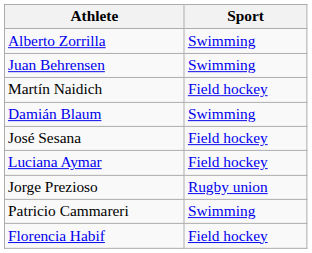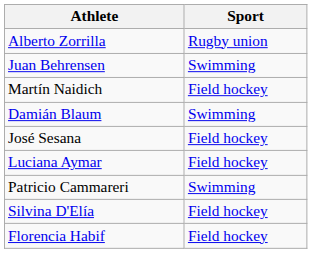(222, 41) Swimming -> (228, 41) Rugby union
- row: (53, 187)
+ row: (51, 211)
